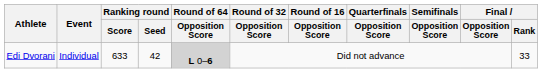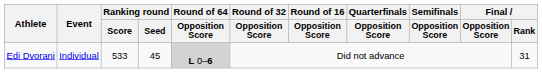(120, 56) 633 -> (120, 56) 533
(155, 56) 42 -> (155, 56) 45
(524, 56) 33 -> (524, 56) 31
